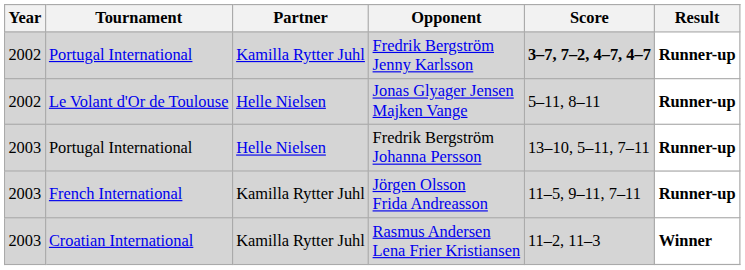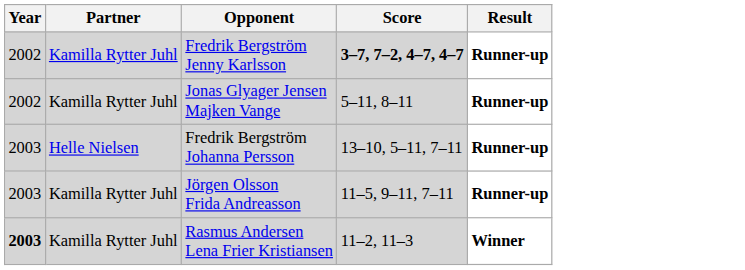- column: (139, 18)
(281, 101) Helle Nielsen -> (113, 101) Kamilla Rytter Juhl
(25, 241) normal -> (25, 241) bold
